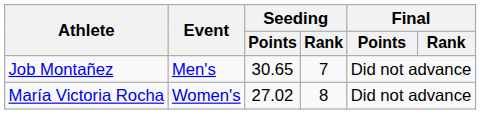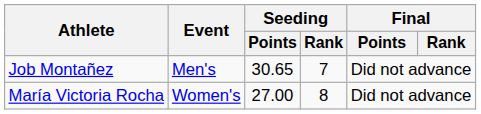(273, 96) 27.02 -> (273, 96) 27.00
